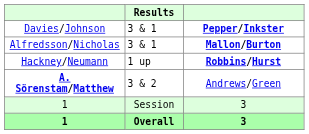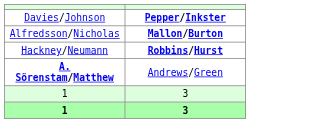- column: (154, 13)
